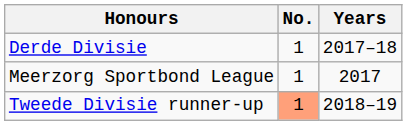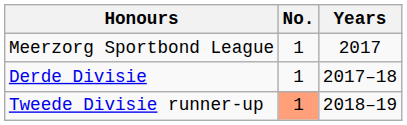rows swapped: (142, 77) <-> (78, 48)
